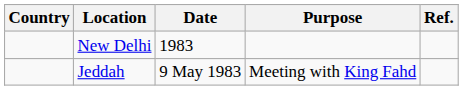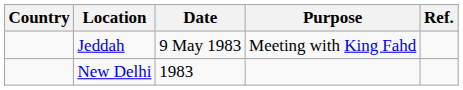rows swapped: (114, 44) <-> (101, 71)
